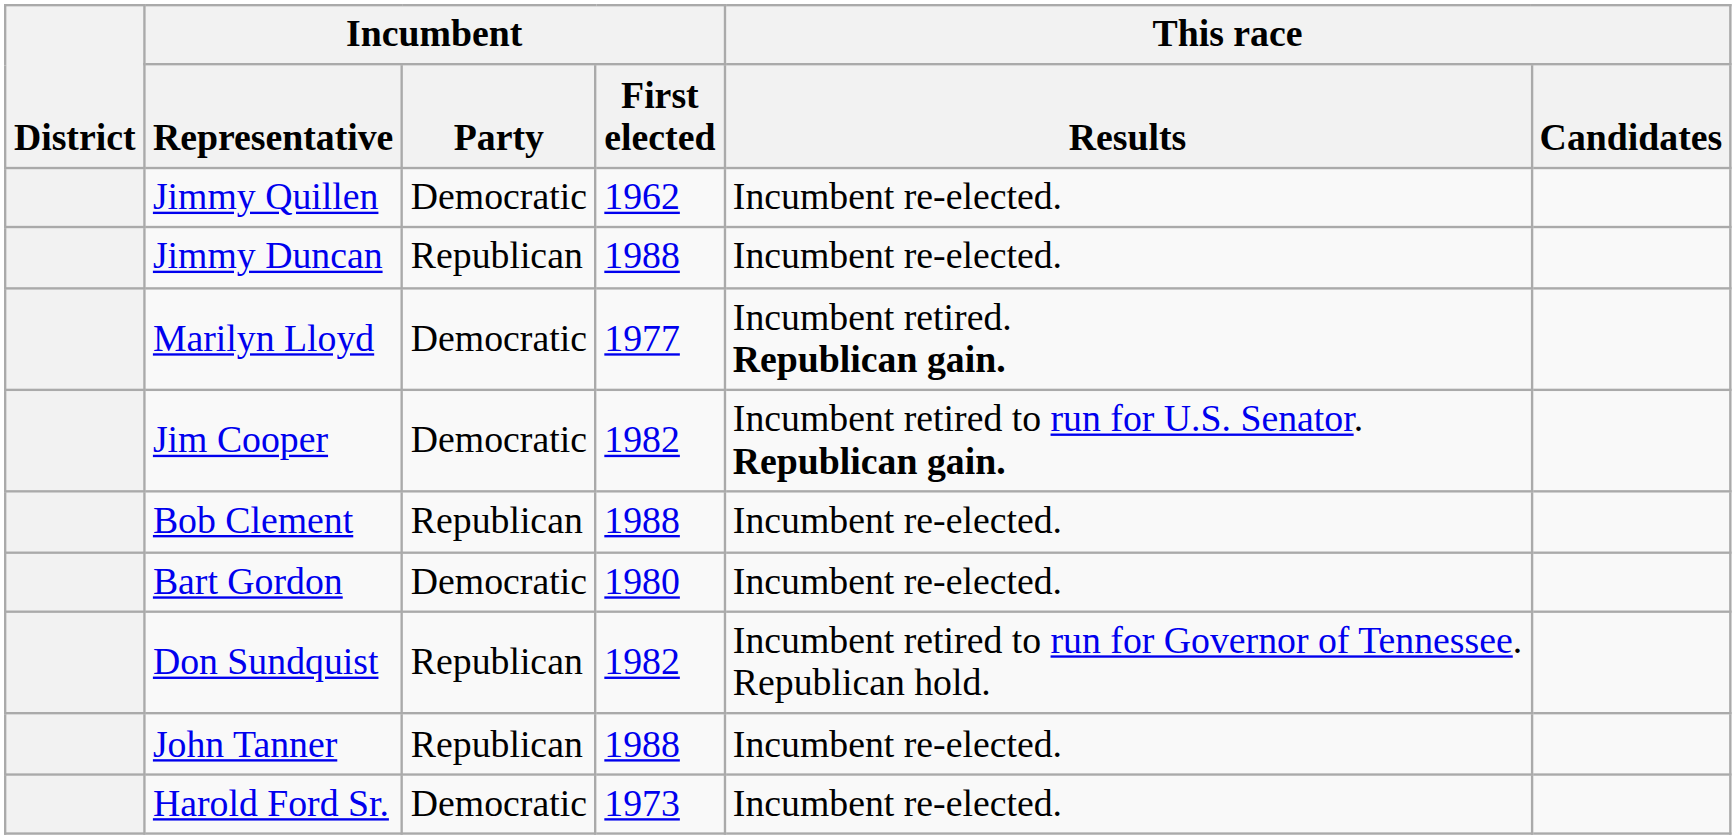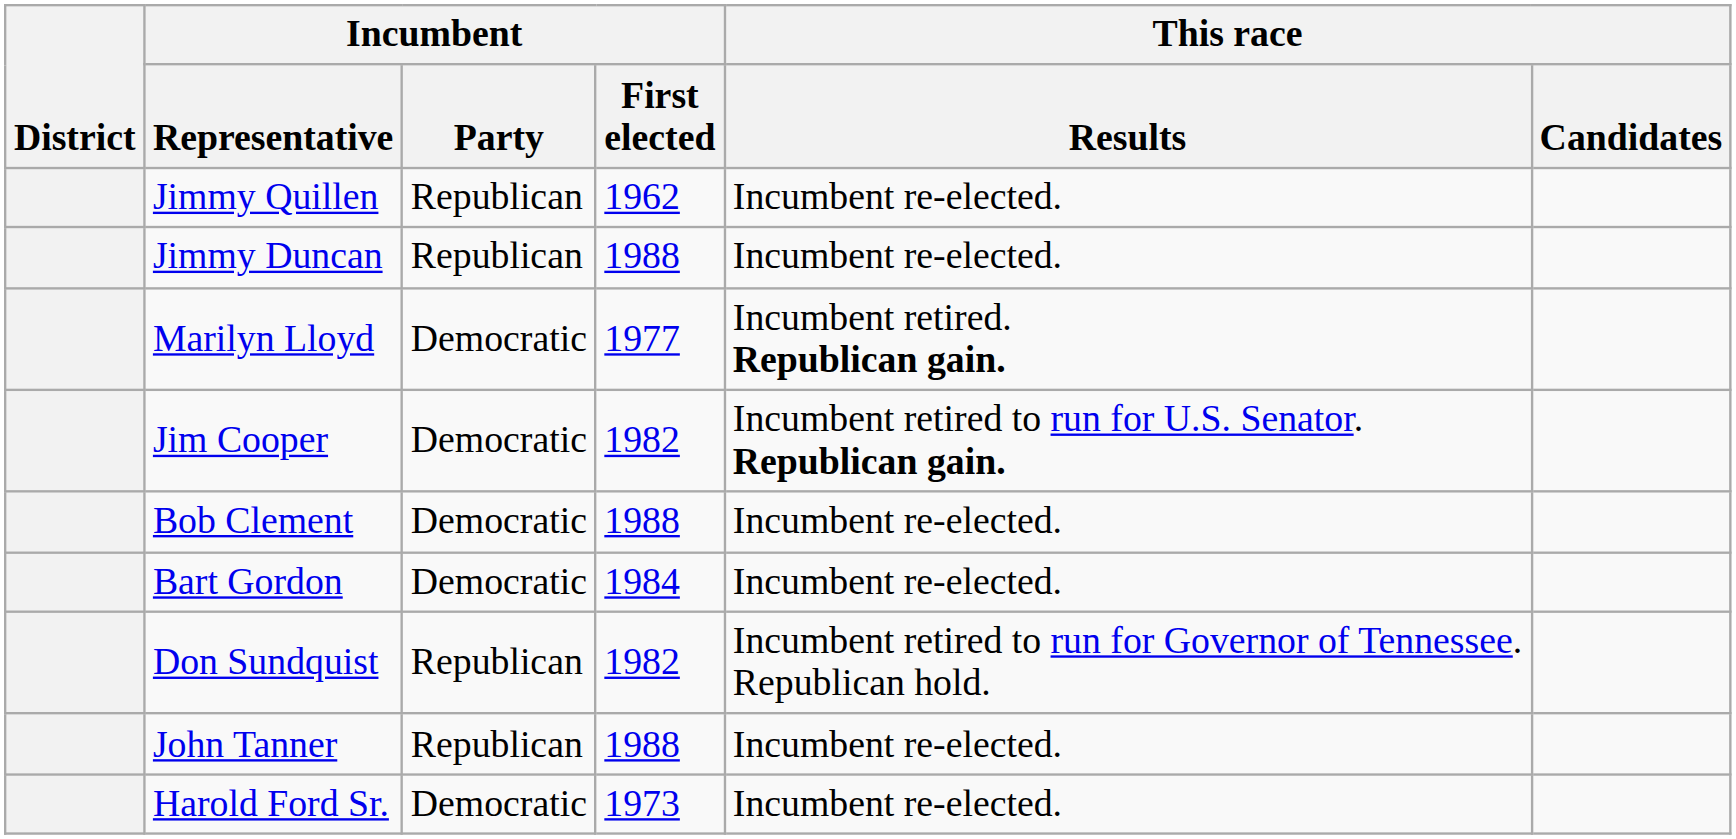(499, 196) Democratic -> (497, 196) Republican
(497, 521) Republican -> (499, 521) Democratic
(642, 581) 1980 -> (642, 581) 1984
